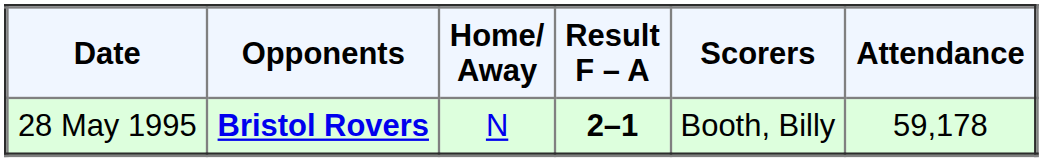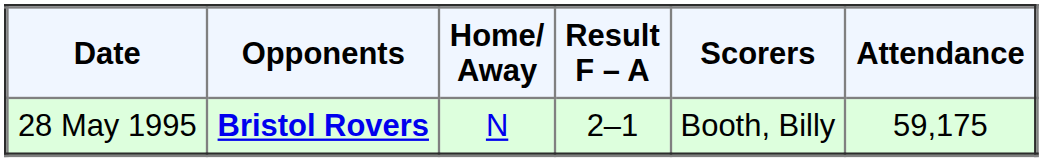(612, 126) bold -> (612, 126) normal
(940, 126) 59,178 -> (940, 126) 59,175
